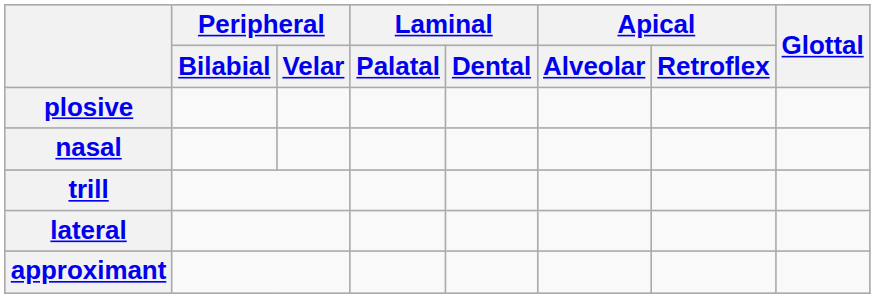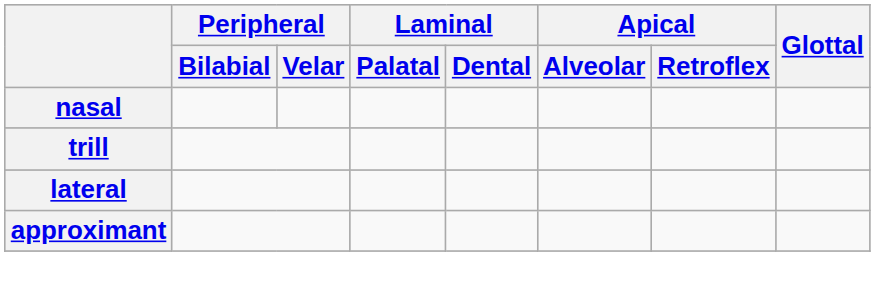- row: (89, 107)
